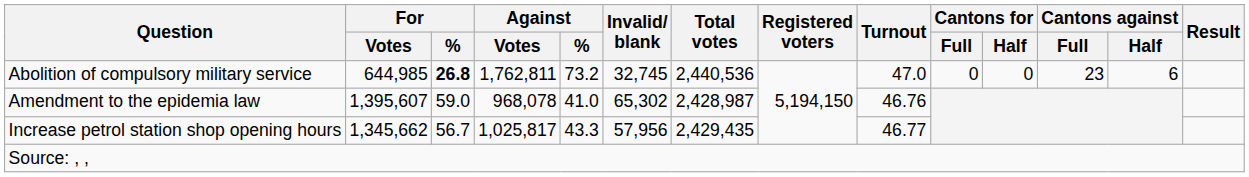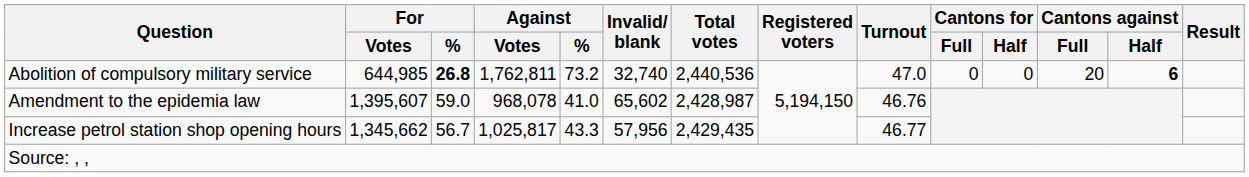(641, 74) 32,745 -> (641, 74) 32,740
(1094, 74) 23 -> (1094, 74) 20
(1173, 74) normal -> (1173, 74) bold
(641, 102) 65,302 -> (641, 102) 65,602
